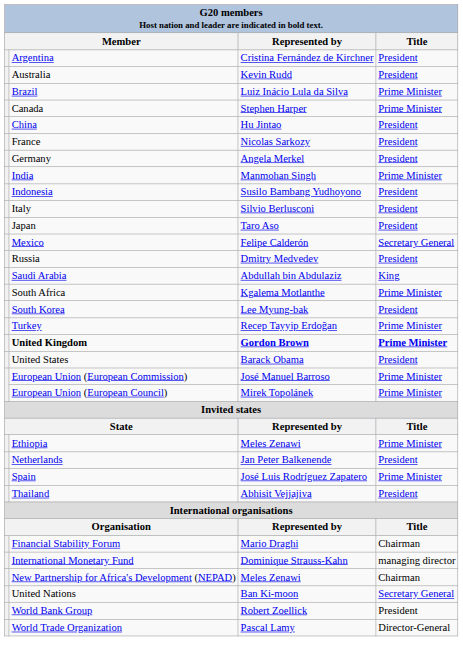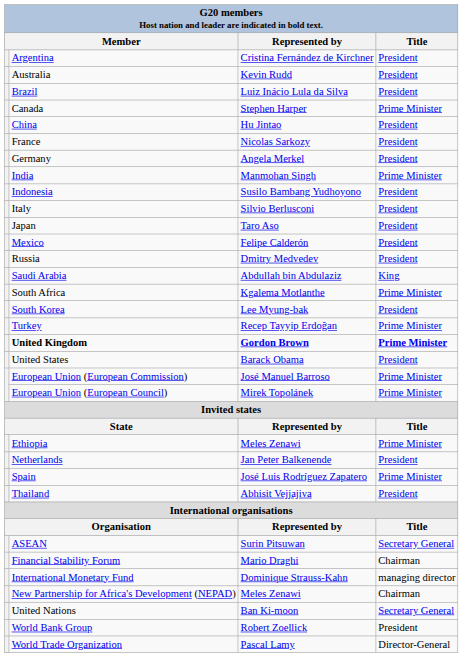(410, 91) Prime Minister -> (398, 91) President
(416, 242) Secretary General -> (398, 242) President
+ row: (29, 543)
